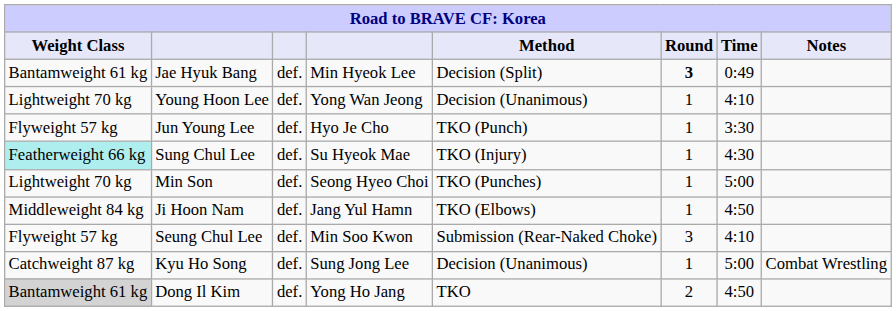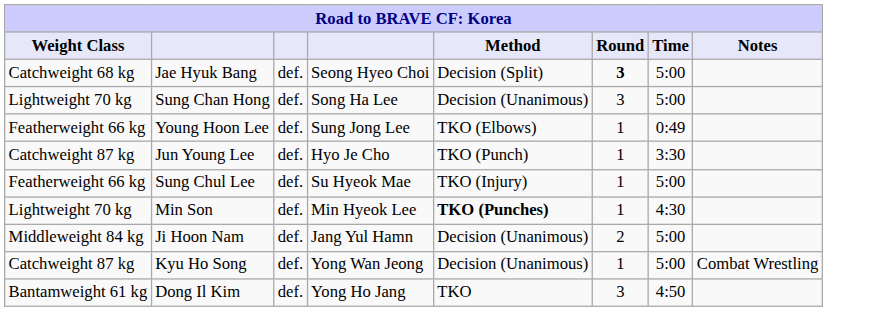(78, 72) Bantamweight 61 kg -> (71, 72) Catchweight 68 kg
(363, 72) Min Hyeok Lee -> (370, 72) Seong Hyeo Choi
(739, 72) 0:49 -> (671, 72) 5:00
+ row: (212, 100)
(70, 100) Lightweight 70 kg -> (77, 127) Featherweight 66 kg
(366, 100) Yong Wan Jeong -> (360, 127) Sung Jong Lee
(512, 100) Decision (Unanimous) -> (487, 127) TKO (Elbows)
(739, 100) 4:10 -> (671, 127) 0:49
(63, 127) Flyweight 57 kg -> (71, 155) Catchweight 87 kg
(77, 155) paleturquoise background -> (77, 182) no background
(739, 155) 4:30 -> (671, 182) 5:00
(369, 182) Seong Hyeo Choi -> (364, 209) Min Hyeok Lee
(489, 182) normal -> (493, 209) bold
(739, 182) 5:00 -> (671, 209) 4:30
(486, 209) TKO (Elbows) -> (513, 237) Decision (Unanimous)
(689, 209) 1 -> (620, 237) 2
(739, 209) 4:50 -> (671, 237) 5:00
- row: (209, 237)
(360, 264) Sung Jong Lee -> (367, 264) Yong Wan Jeong
(78, 292) lightgrey background -> (78, 292) no background
(689, 292) 2 -> (620, 292) 3
